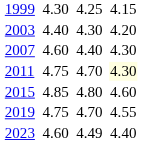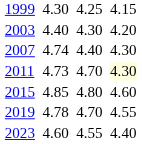(56, 50) 4.60 -> (56, 50) 4.74
(56, 71) 4.75 -> (56, 71) 4.73
(56, 112) 4.75 -> (56, 112) 4.78
(89, 133) 4.49 -> (89, 133) 4.55
